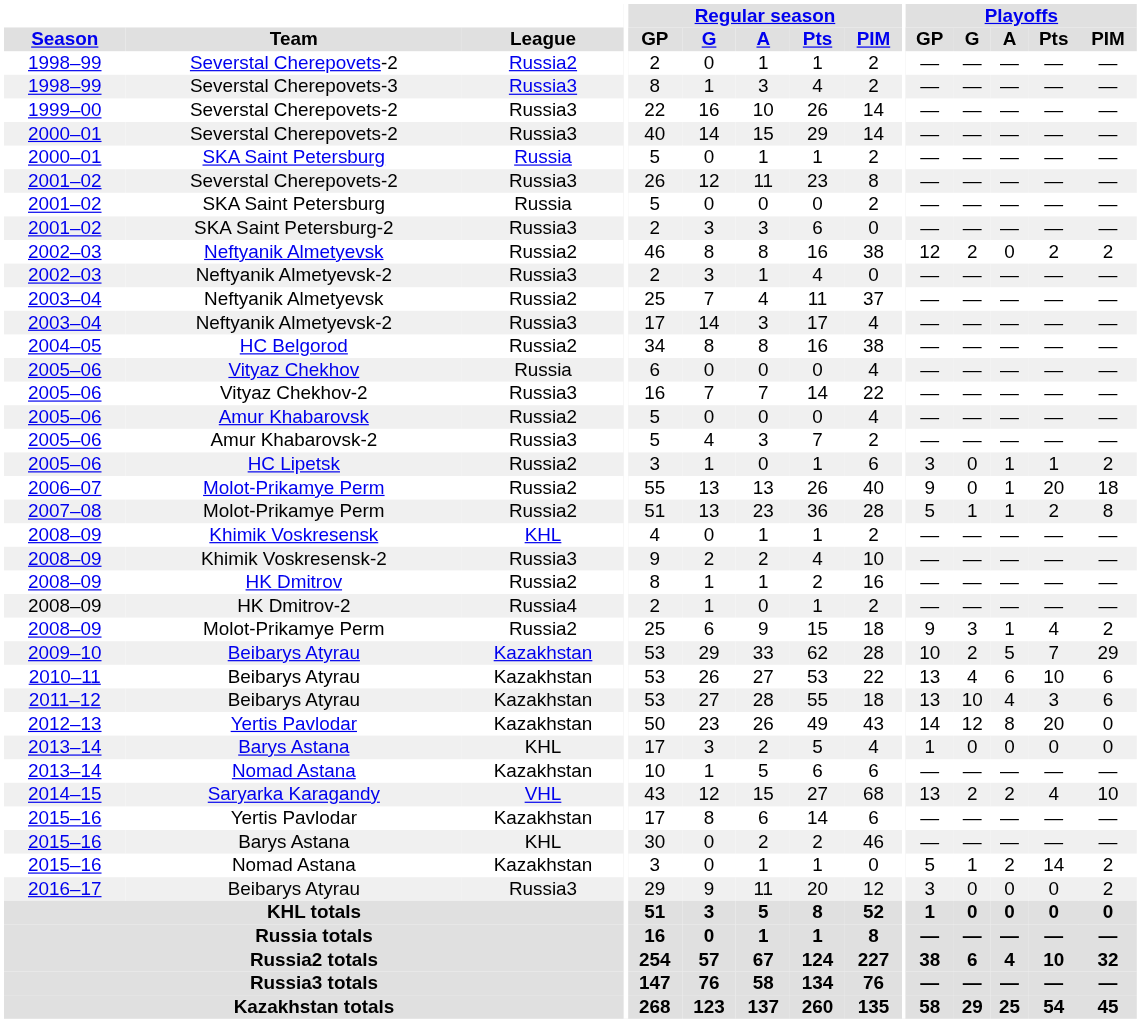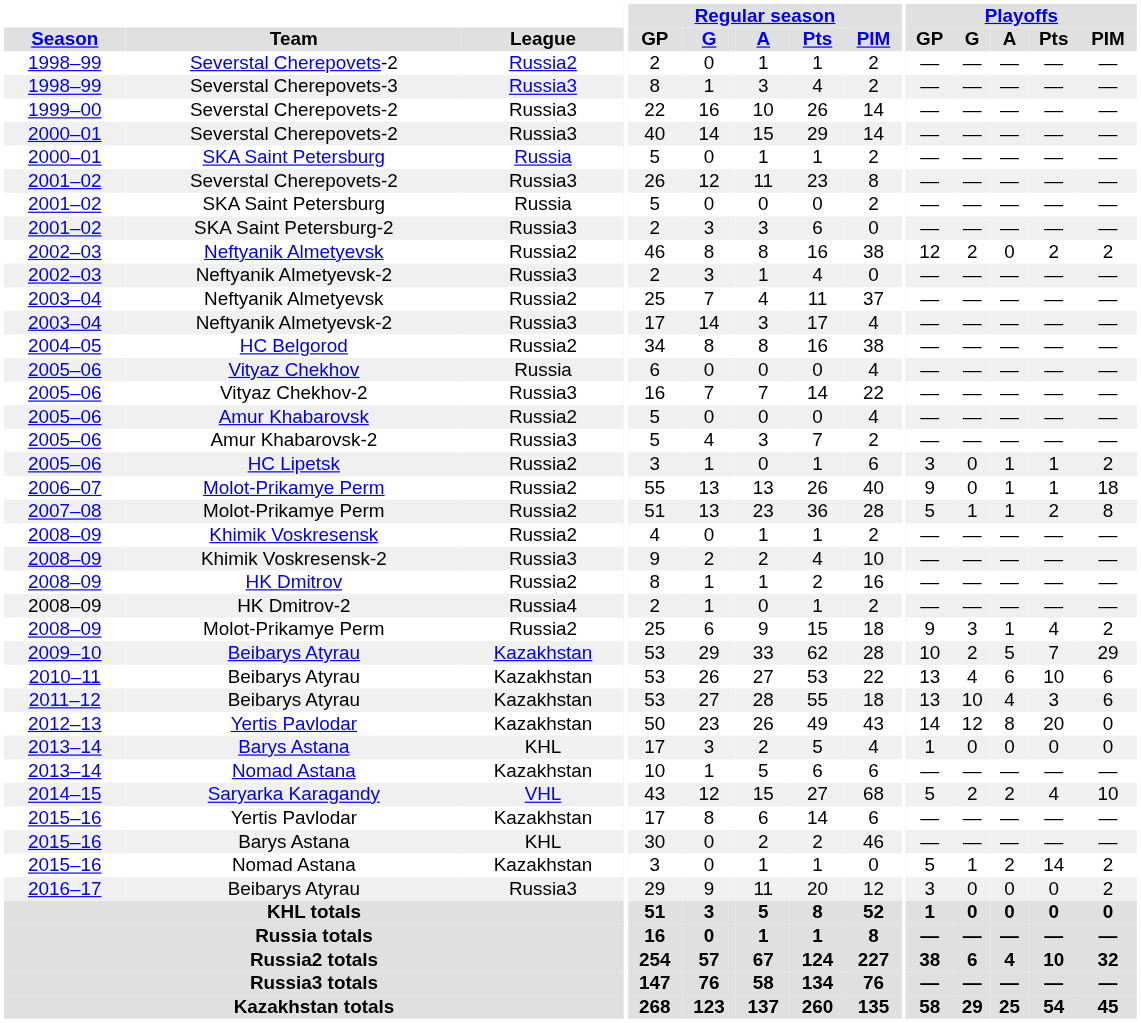(1054, 487) 20 -> (1054, 487) 1
(543, 534) KHL -> (543, 534) Russia2
(930, 794) 13 -> (930, 794) 5
